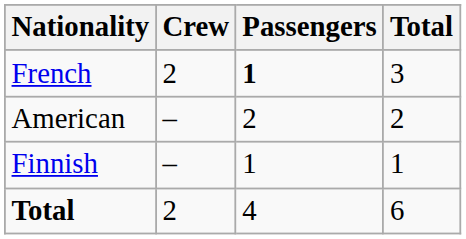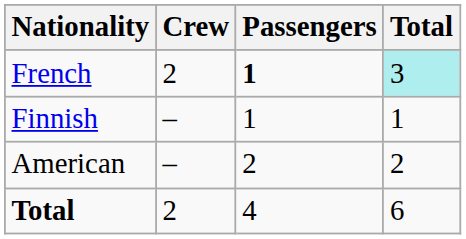(397, 73) no background -> (397, 73) paleturquoise background
rows swapped: (68, 118) <-> (55, 164)
